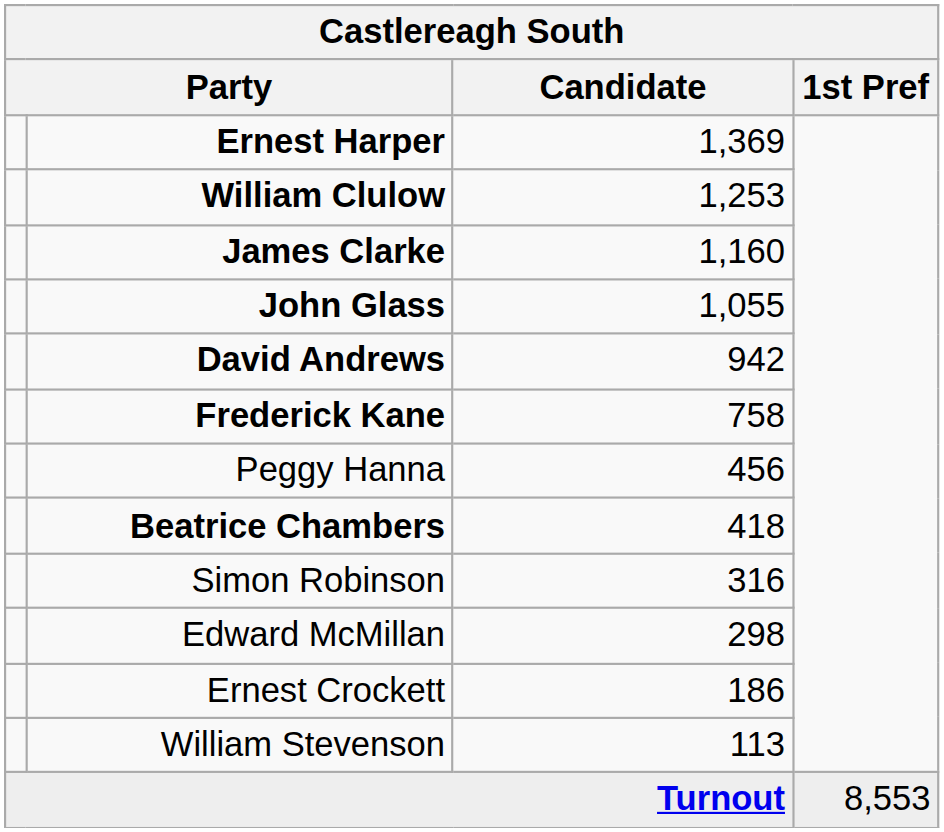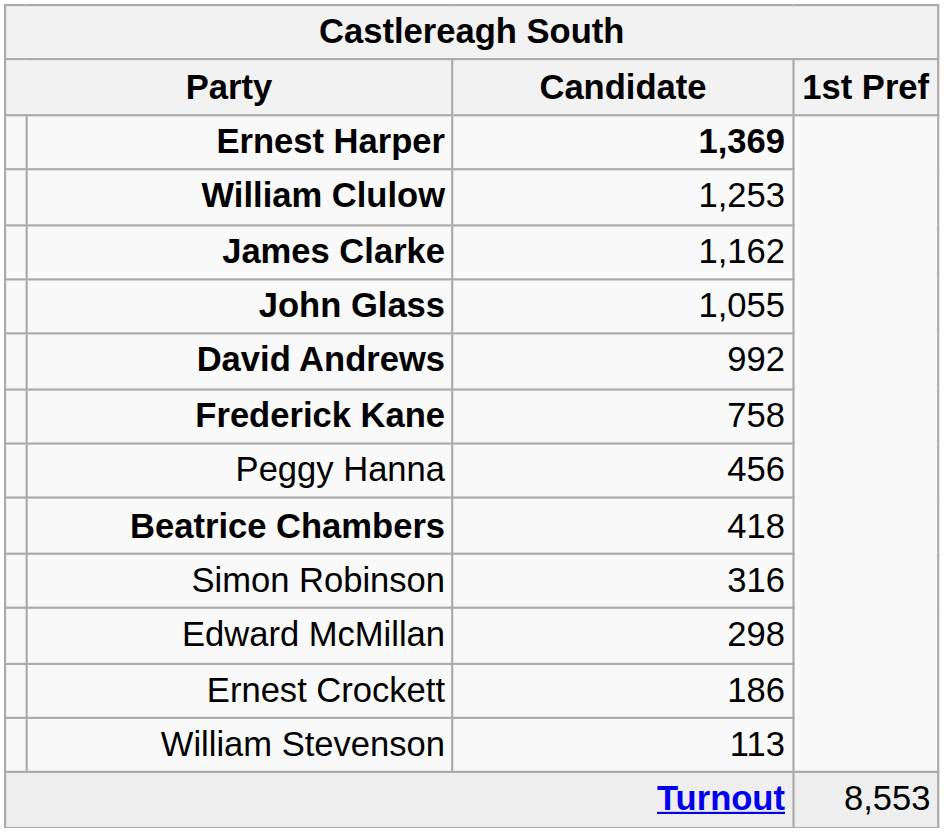(742, 141) normal -> (742, 141) bold
(742, 251) 1,160 -> (742, 251) 1,162
(756, 360) 942 -> (756, 360) 992
